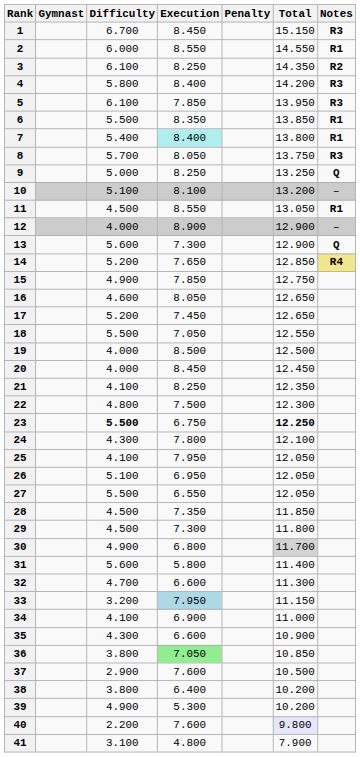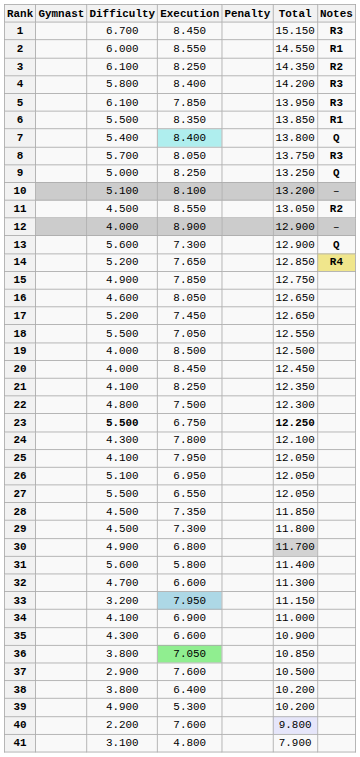(336, 138) R1 -> (336, 138) Q
(336, 209) R1 -> (336, 209) R2
